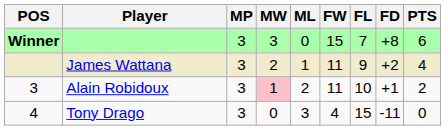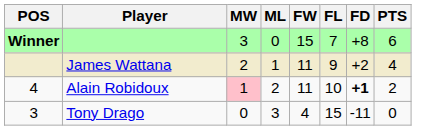- column: (242, 16)
(34, 88) 3 -> (34, 88) 4
(390, 88) normal -> (360, 88) bold
(34, 112) 4 -> (34, 112) 3
